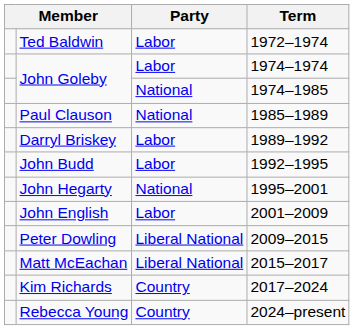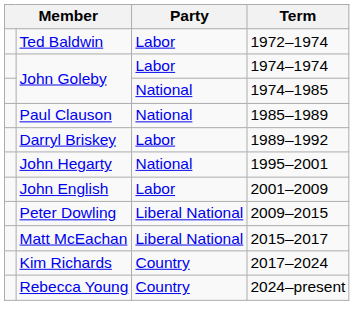- row: (57, 164)
